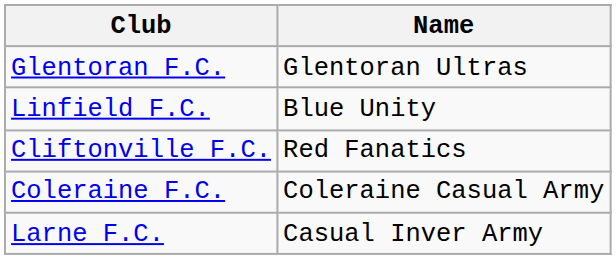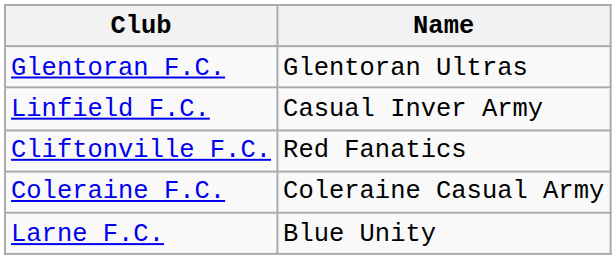(360, 109) Blue Unity -> (413, 109) Casual Inver Army
(413, 233) Casual Inver Army -> (360, 233) Blue Unity
